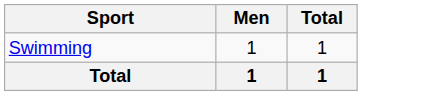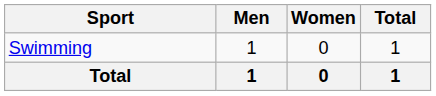+ column: (323, 18)
